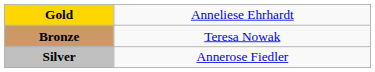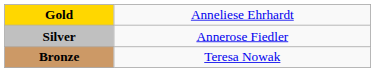rows swapped: (59, 57) <-> (59, 36)
